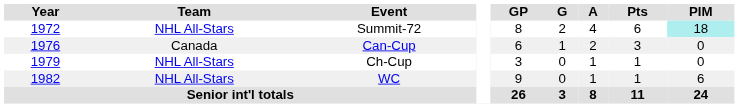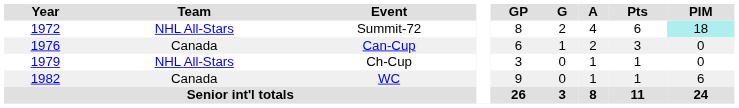(194, 78) NHL All-Stars -> (194, 78) Canada
